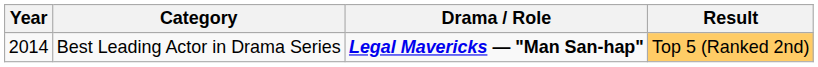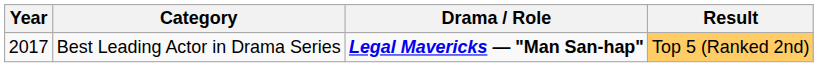(29, 47) 2014 -> (29, 47) 2017
